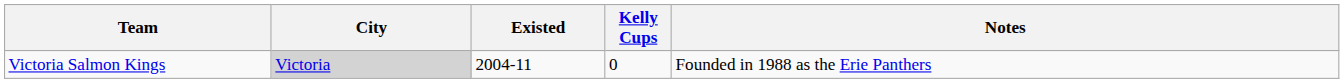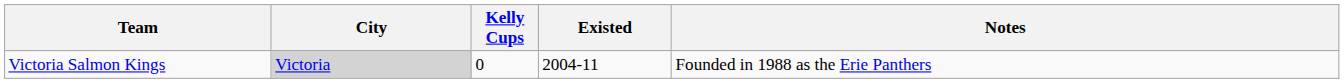columns swapped: (538, 27) <-> (638, 27)
